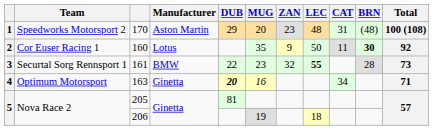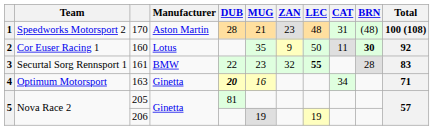(232, 30) 29 -> (232, 30) 28
(261, 30) 20 -> (261, 30) 21
(406, 64) 73 -> (406, 64) 83
(316, 116) 18 -> (316, 116) 19
